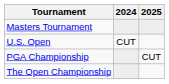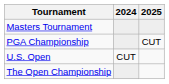rows swapped: (48, 57) <-> (28, 42)
